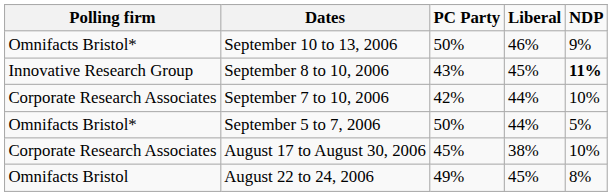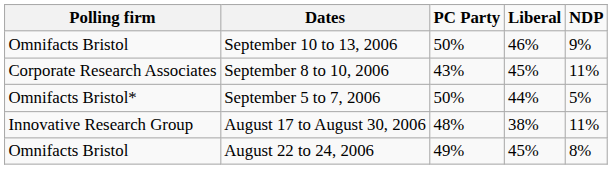(73, 44) Omnifacts Bristol* -> (68, 44) Omnifacts Bristol
(101, 71) Innovative Research Group -> (112, 71) Corporate Research Associates
(585, 71) bold -> (584, 71) normal
- row: (307, 97)
(112, 151) Corporate Research Associates -> (101, 124) Innovative Research Group
(449, 151) 45% -> (449, 124) 48%
(584, 151) 10% -> (584, 124) 11%
